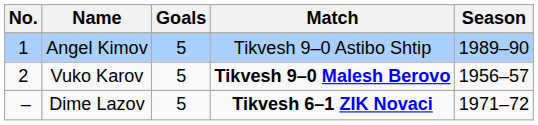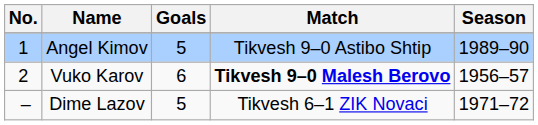(181, 76) 5 -> (181, 76) 6
(333, 104) bold -> (333, 104) normal
